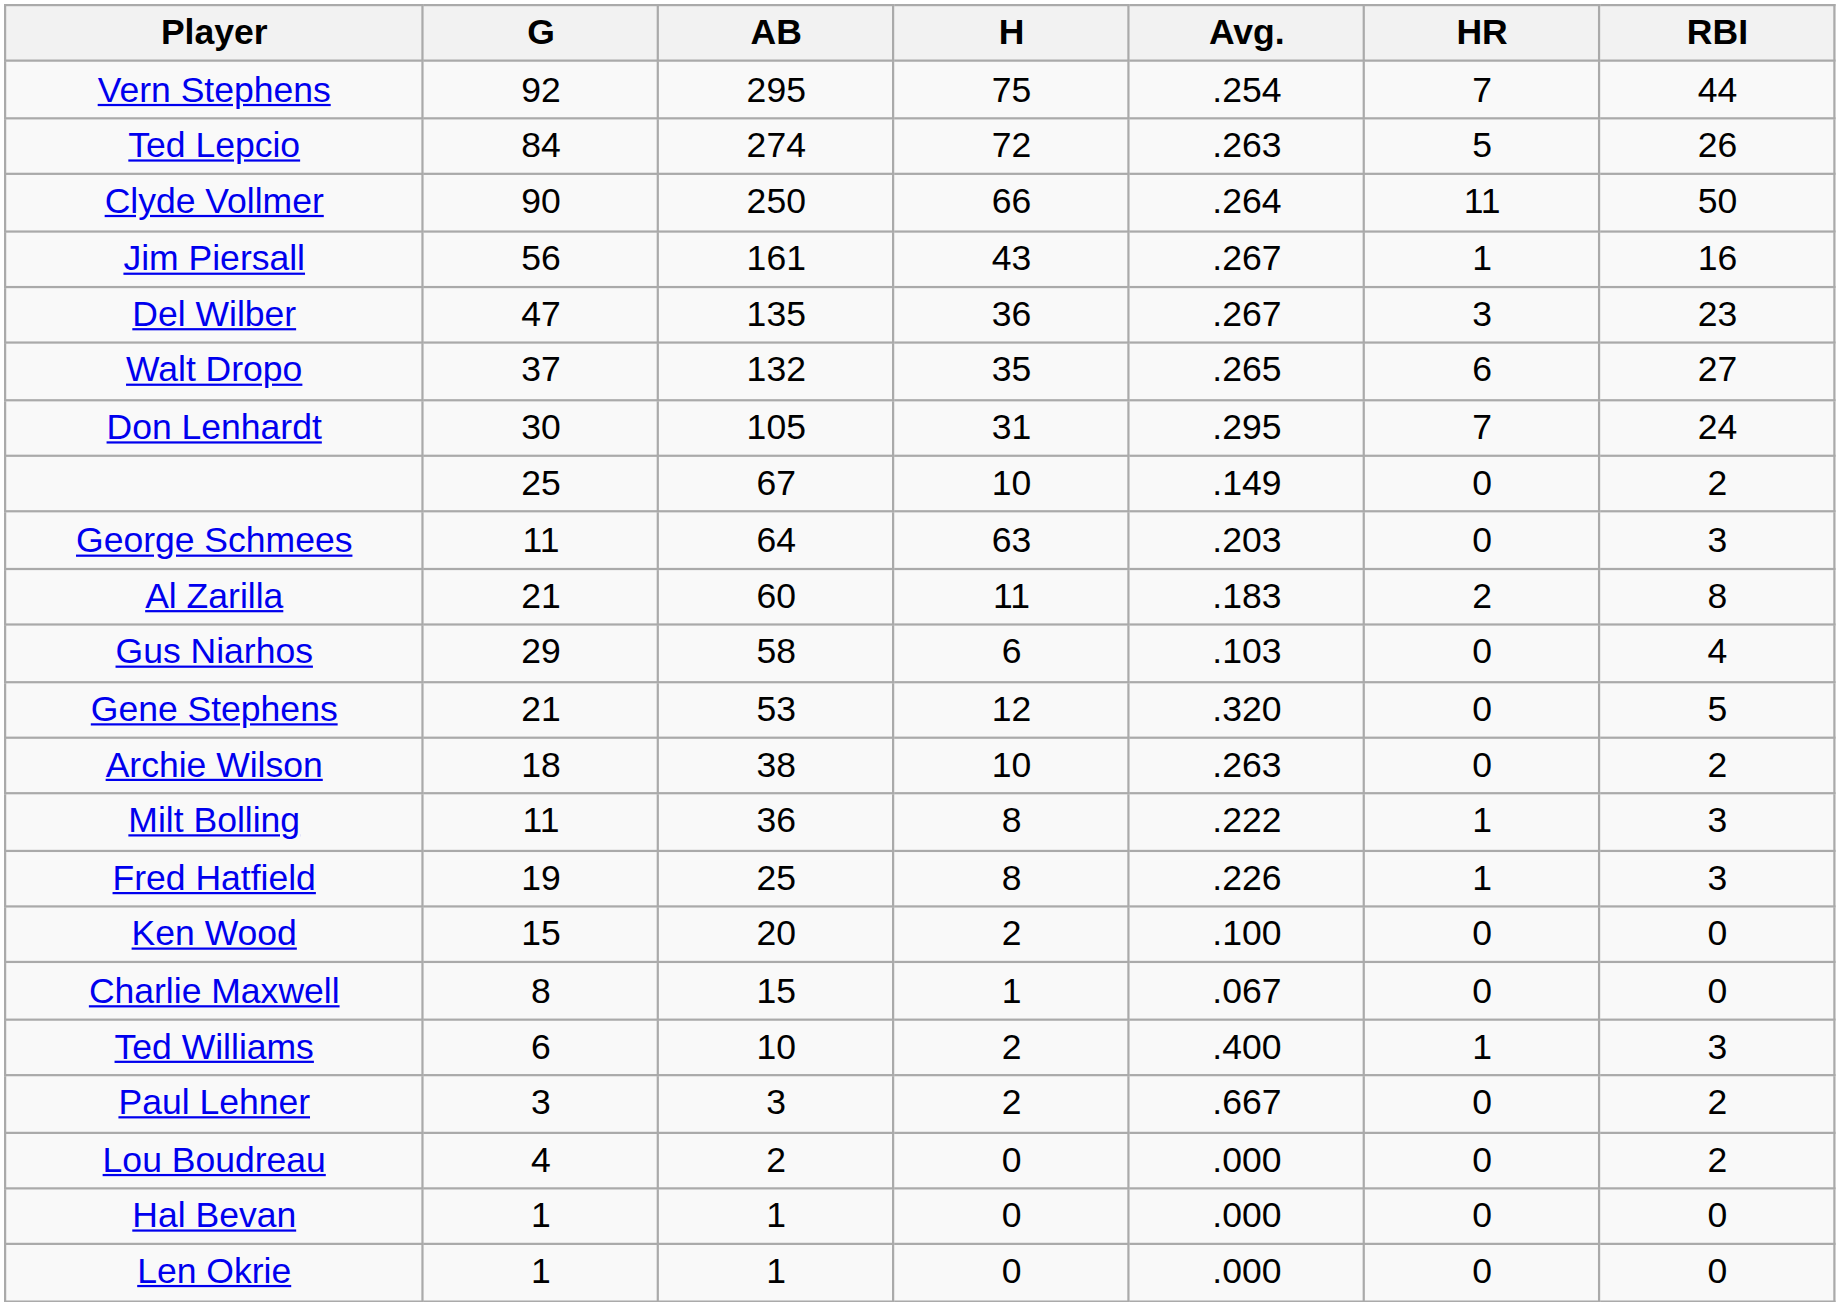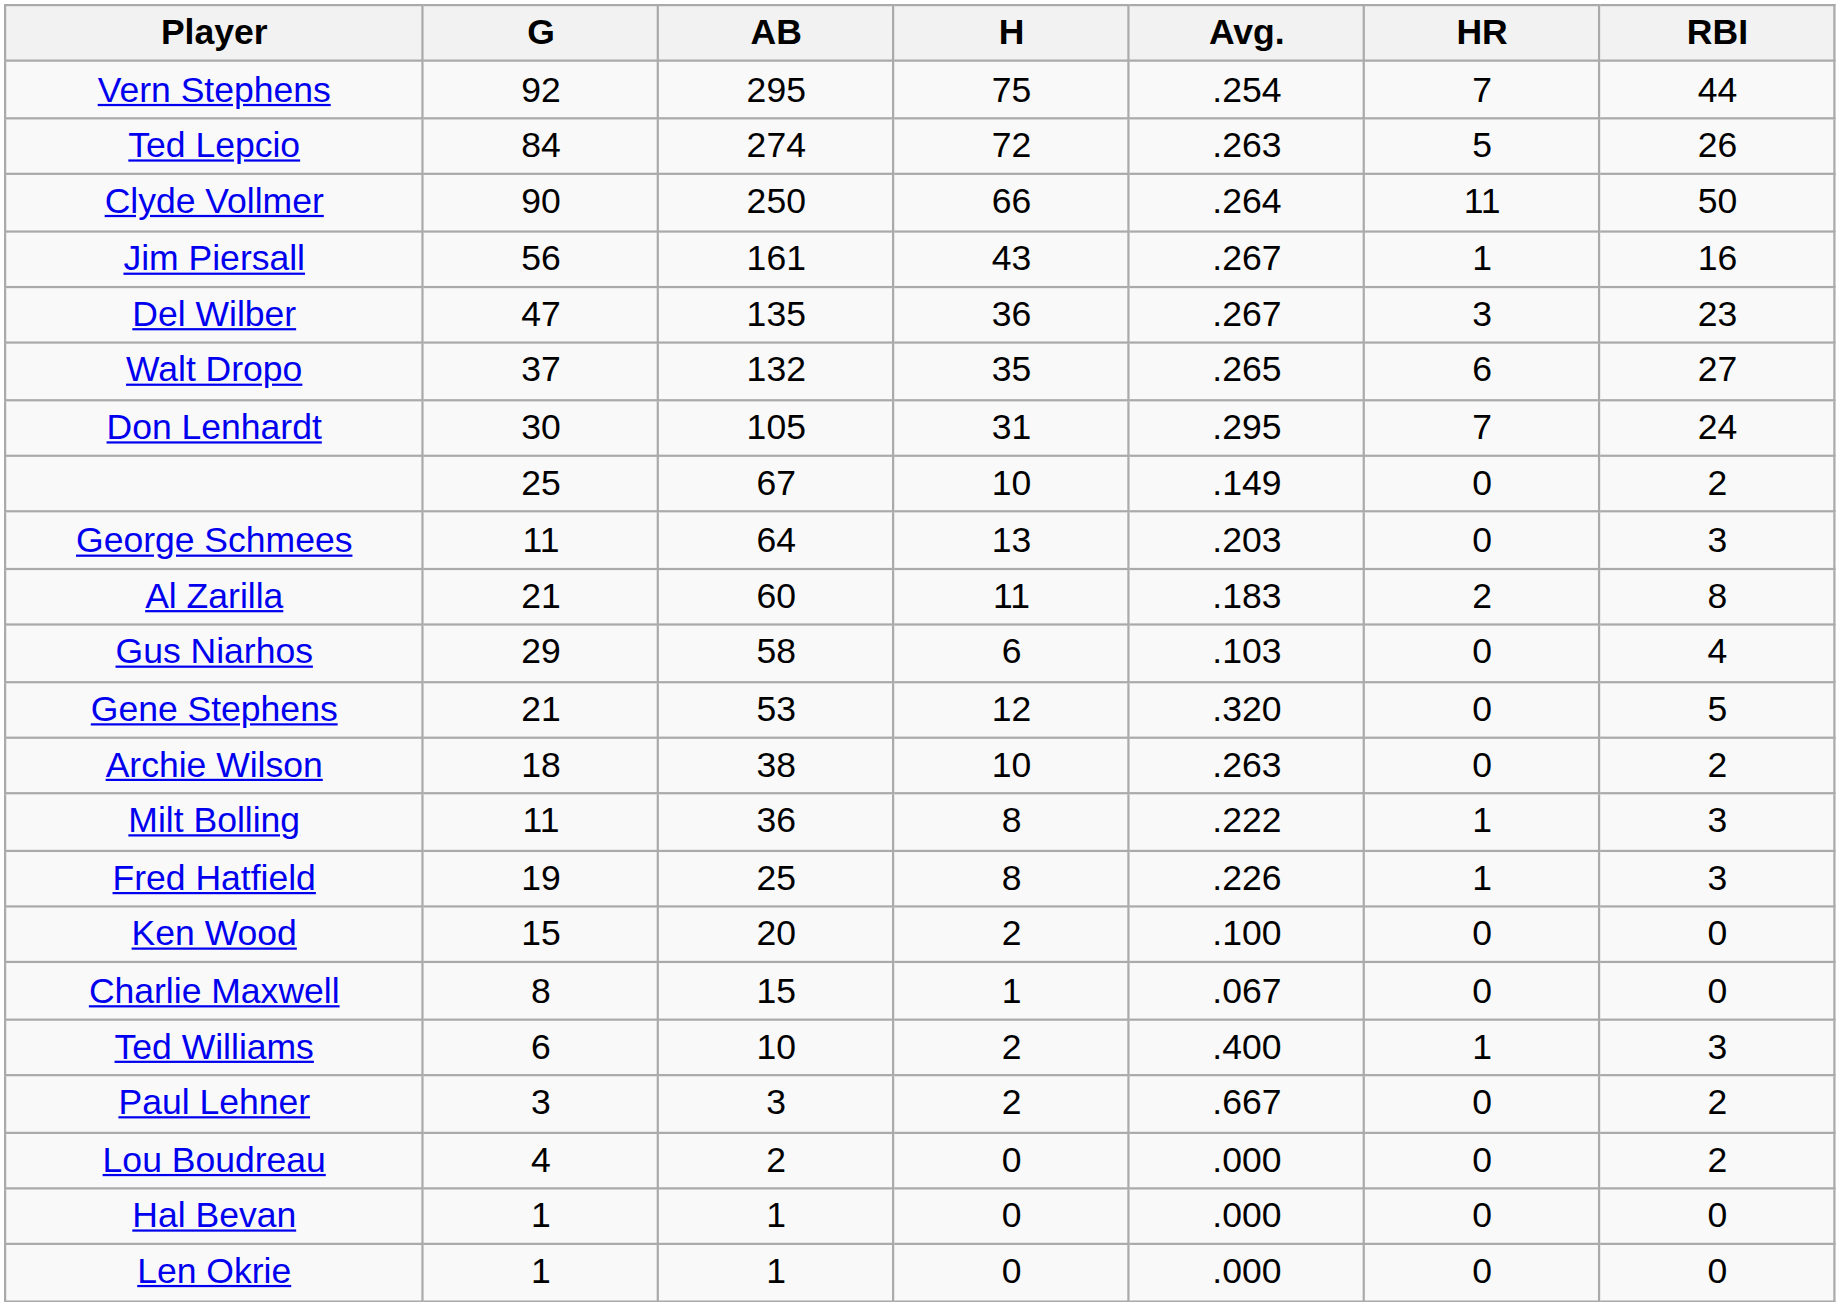(1012, 539) 63 -> (1012, 539) 13
